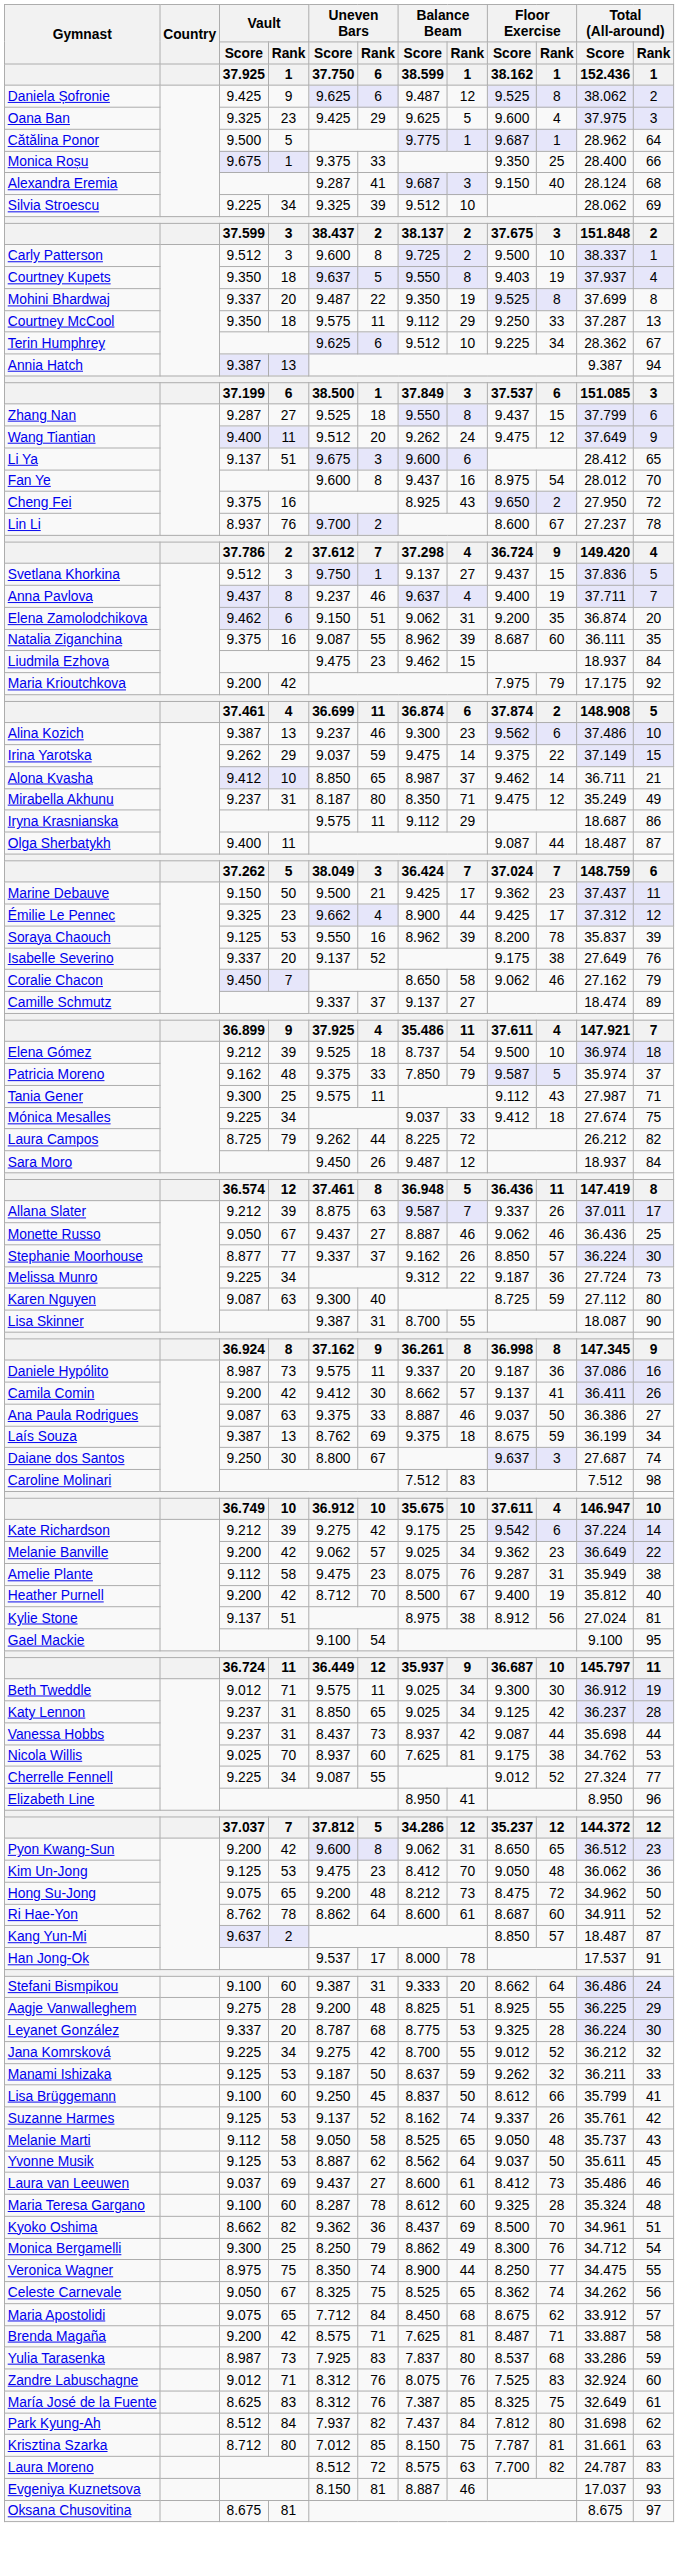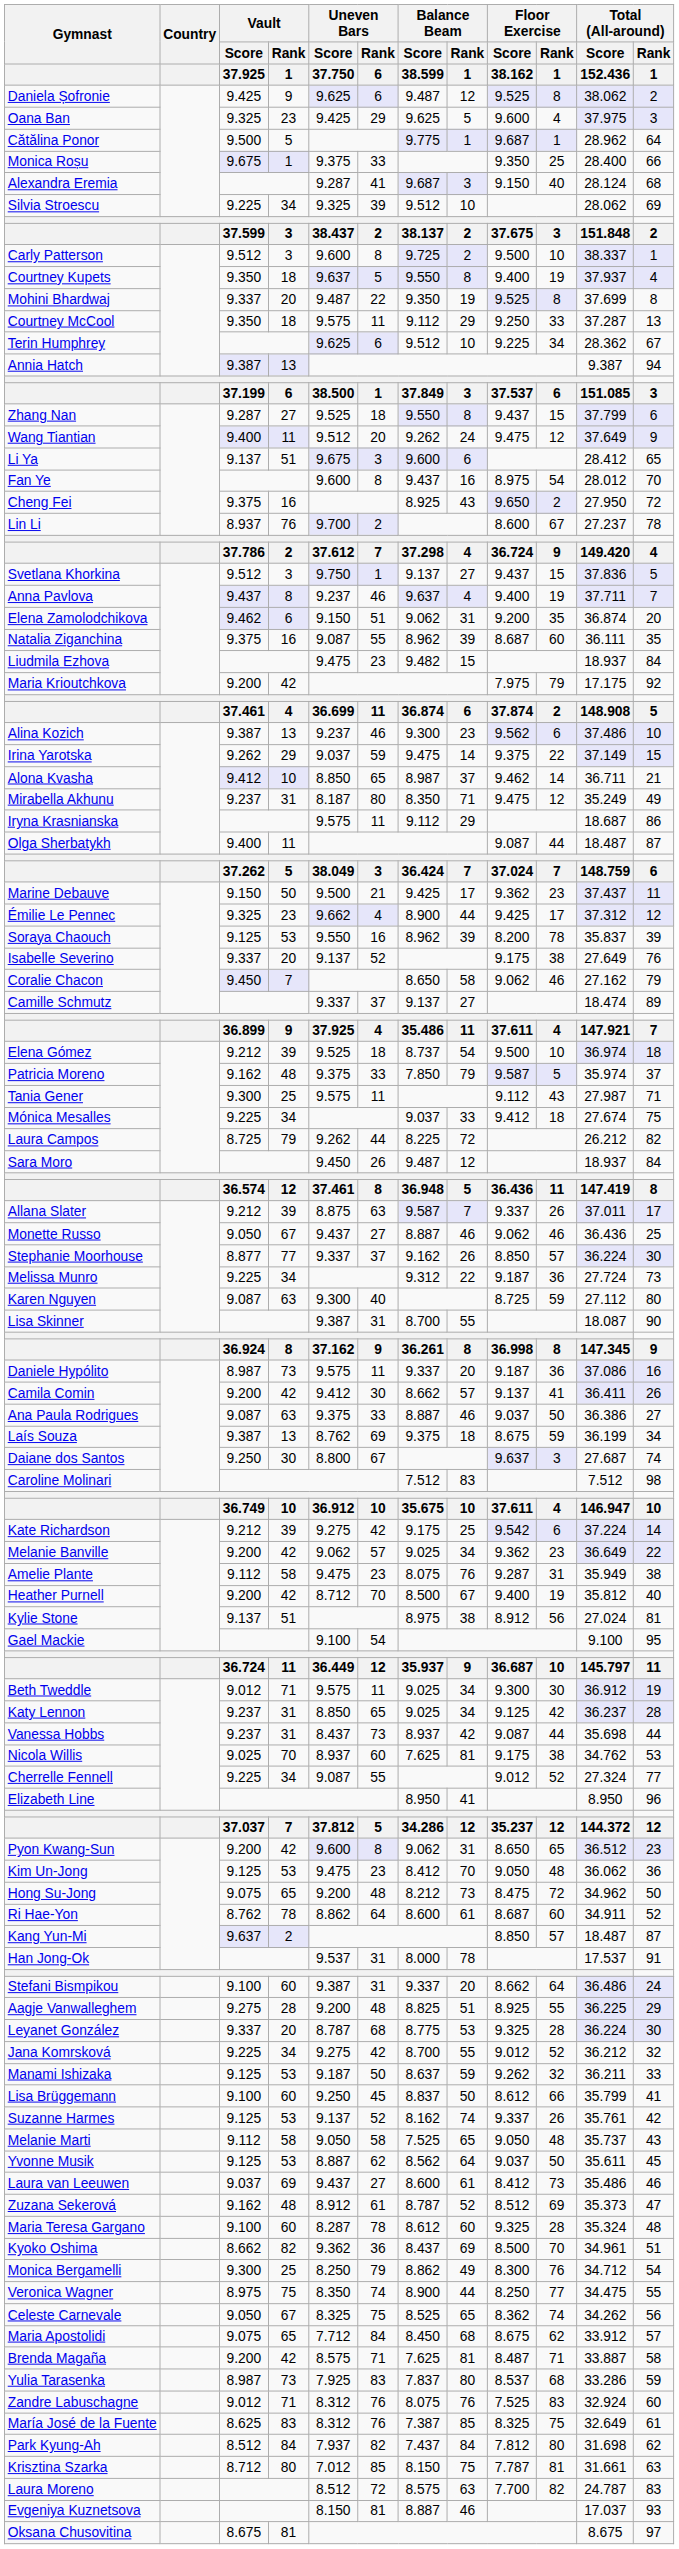(512, 278) 9.403 -> (512, 278) 9.400
(423, 662) 9.462 -> (423, 662) 9.482
(378, 1959) 17 -> (378, 1959) 31
(423, 1987) 9.333 -> (423, 1987) 9.337
(423, 2140) 8.525 -> (423, 2140) 7.525
+ row: (62, 2206)
